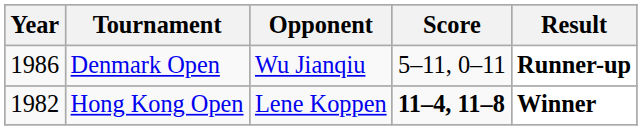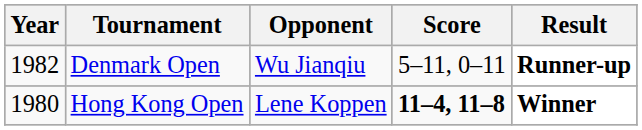(35, 65) 1986 -> (35, 65) 1982
(35, 105) 1982 -> (35, 105) 1980
